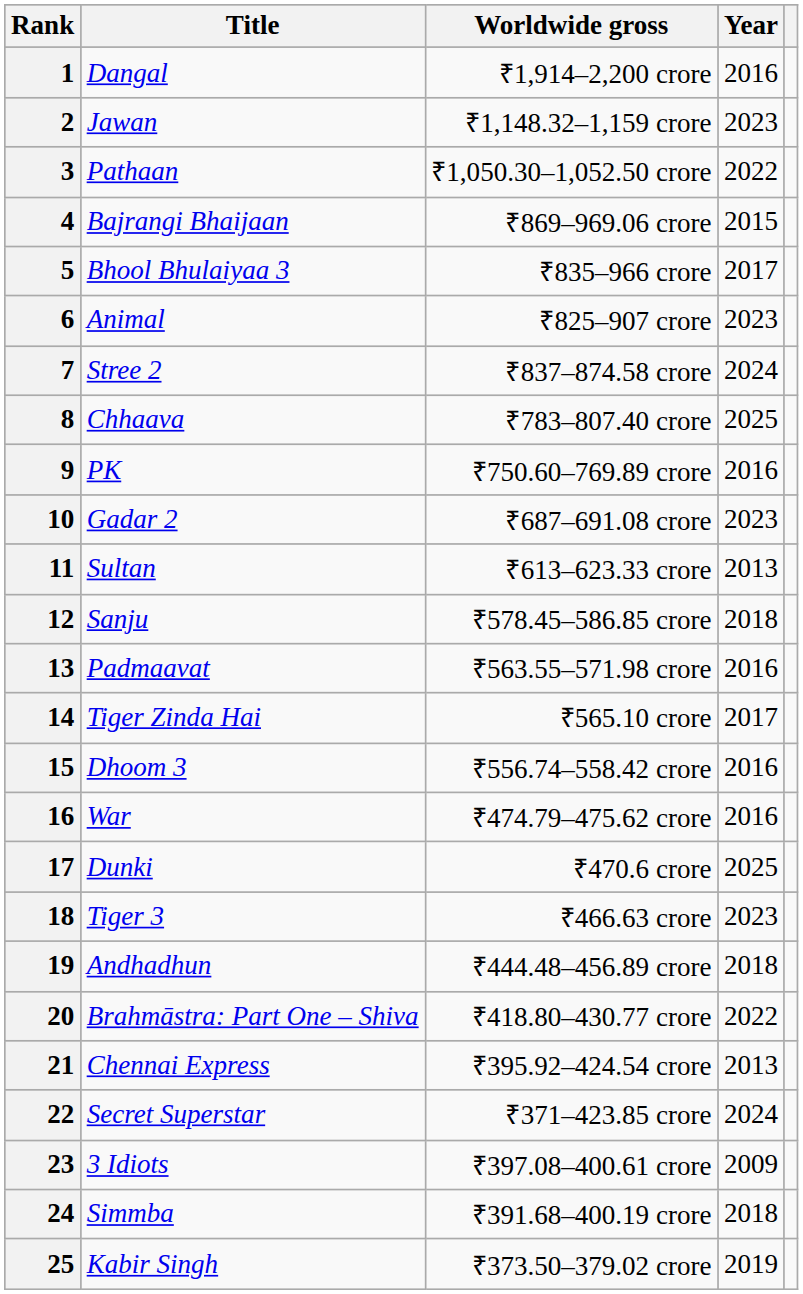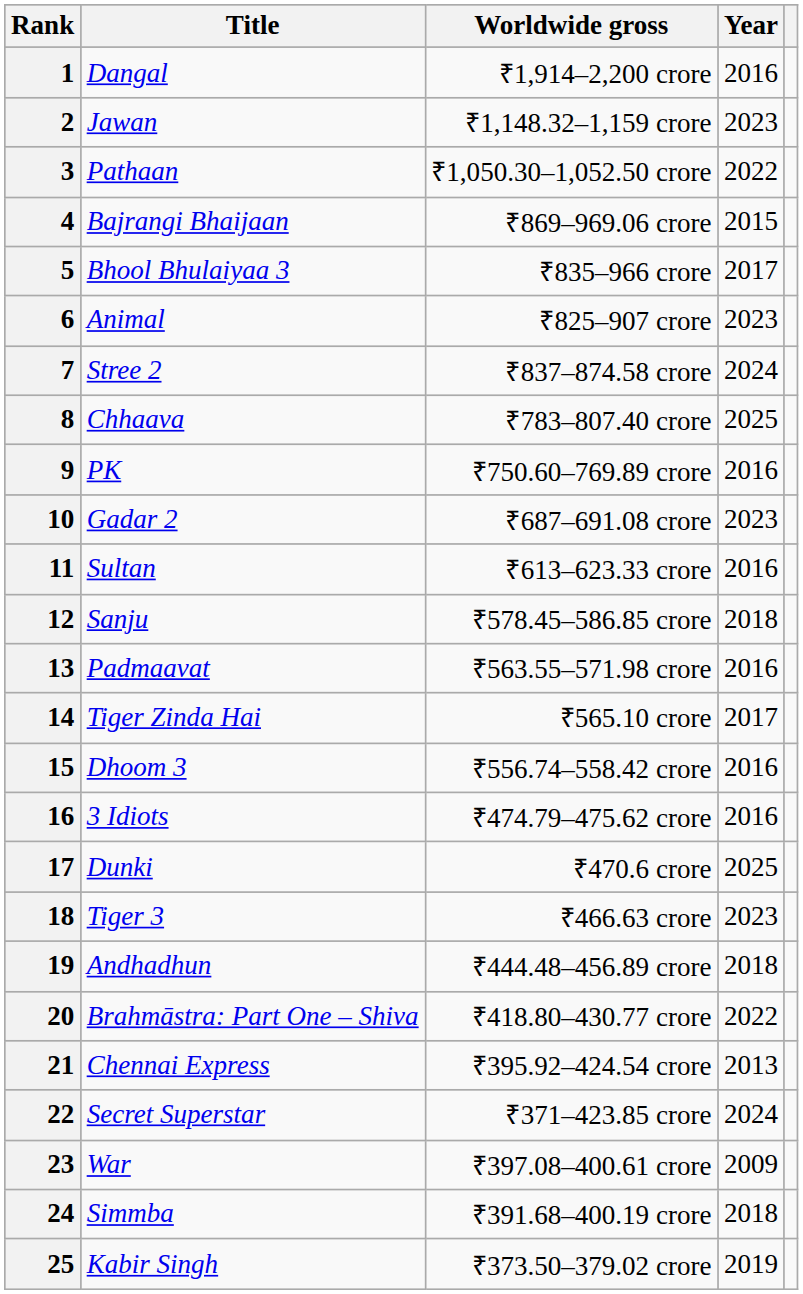(751, 568) 2013 -> (751, 568) 2016
(109, 816) War -> (128, 816) 3 Idiots
(128, 1164) 3 Idiots -> (109, 1164) War
